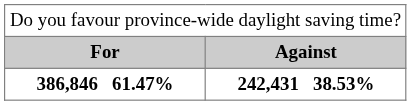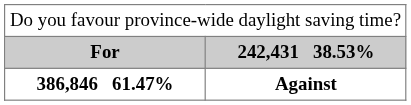(306, 52) Against -> (306, 52) 242,431 38.53%
(306, 84) 242,431 38.53% -> (306, 84) Against
